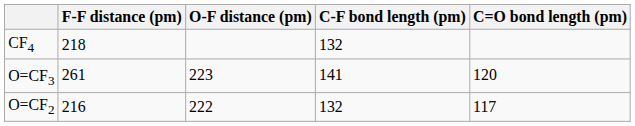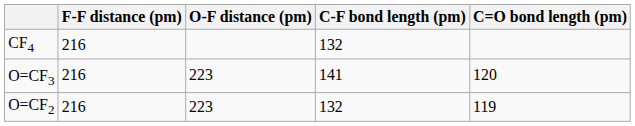(74, 44) 218 -> (74, 44) 216
(74, 75) 261 -> (74, 75) 216
(201, 107) 222 -> (201, 107) 223
(485, 107) 117 -> (485, 107) 119
